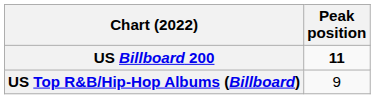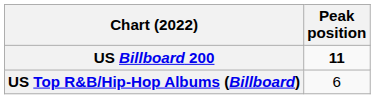(337, 81) 9 -> (337, 81) 6
